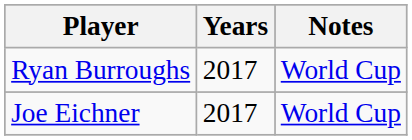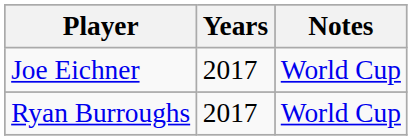rows swapped: (101, 69) <-> (75, 112)
